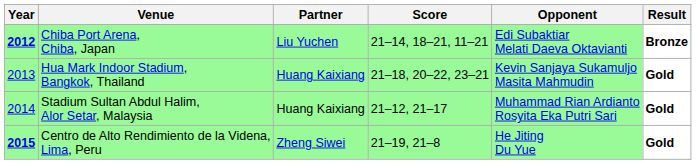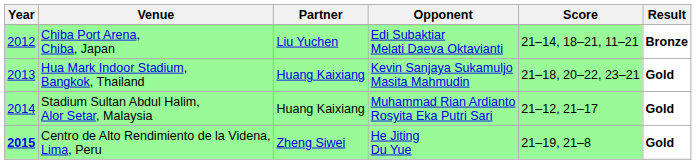columns swapped: (567, 15) <-> (430, 15)
(21, 41) bold -> (21, 41) normal
